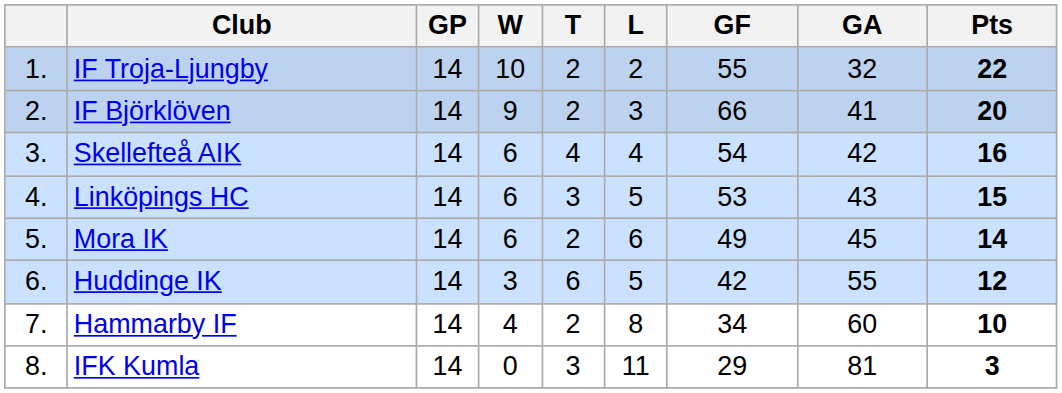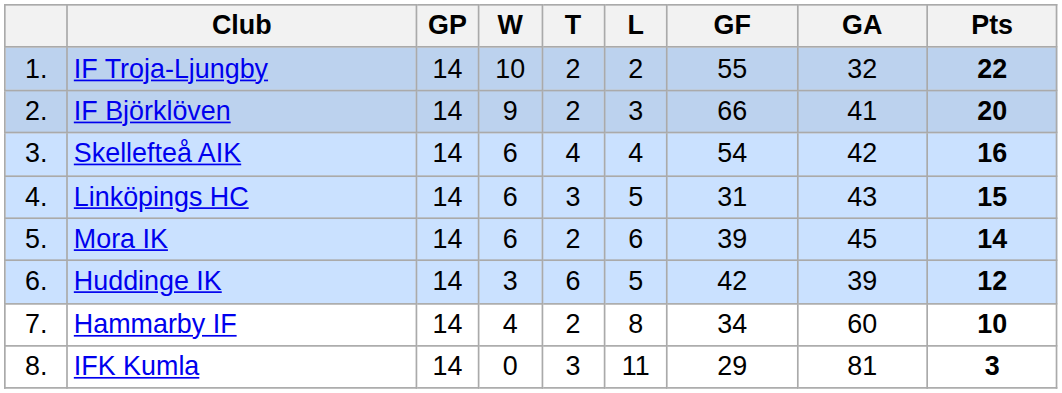(732, 196) 53 -> (732, 196) 31
(732, 238) 49 -> (732, 238) 39
(862, 281) 55 -> (862, 281) 39
